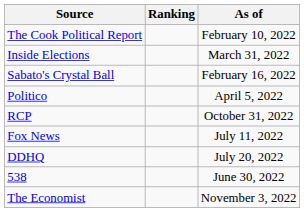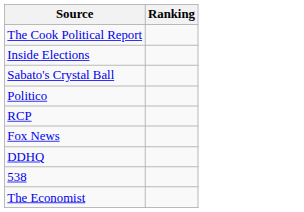- column: (249, 14)
